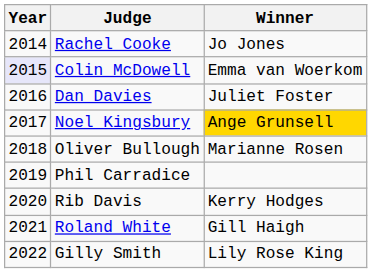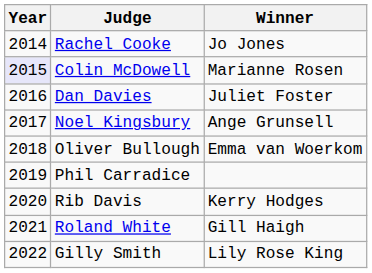(285, 70) Emma van Woerkom -> (275, 70) Marianne Rosen
(271, 123) gold background -> (271, 123) no background
(275, 149) Marianne Rosen -> (285, 149) Emma van Woerkom
